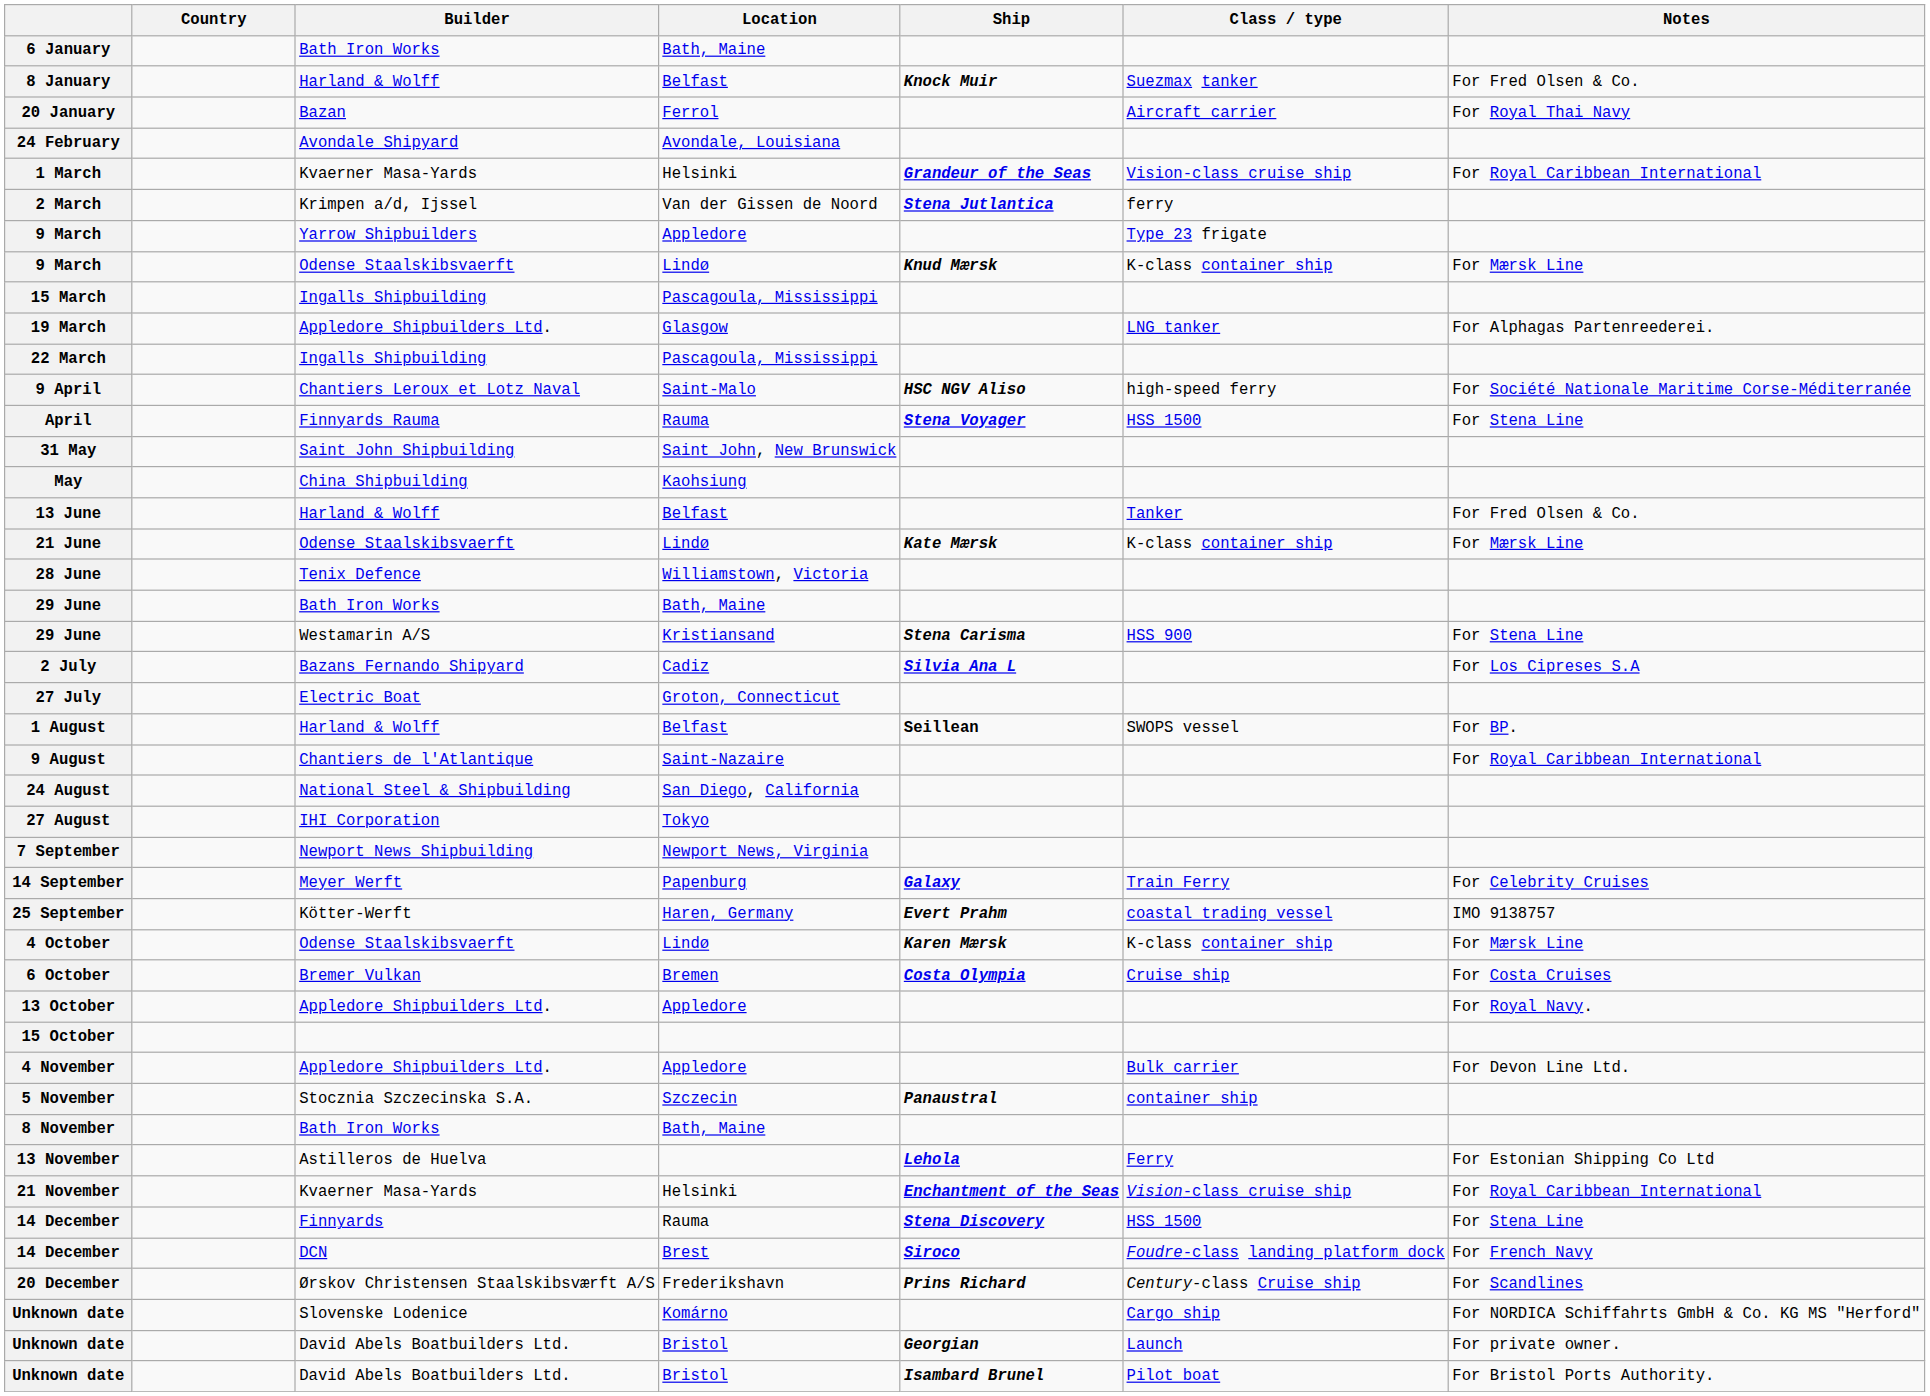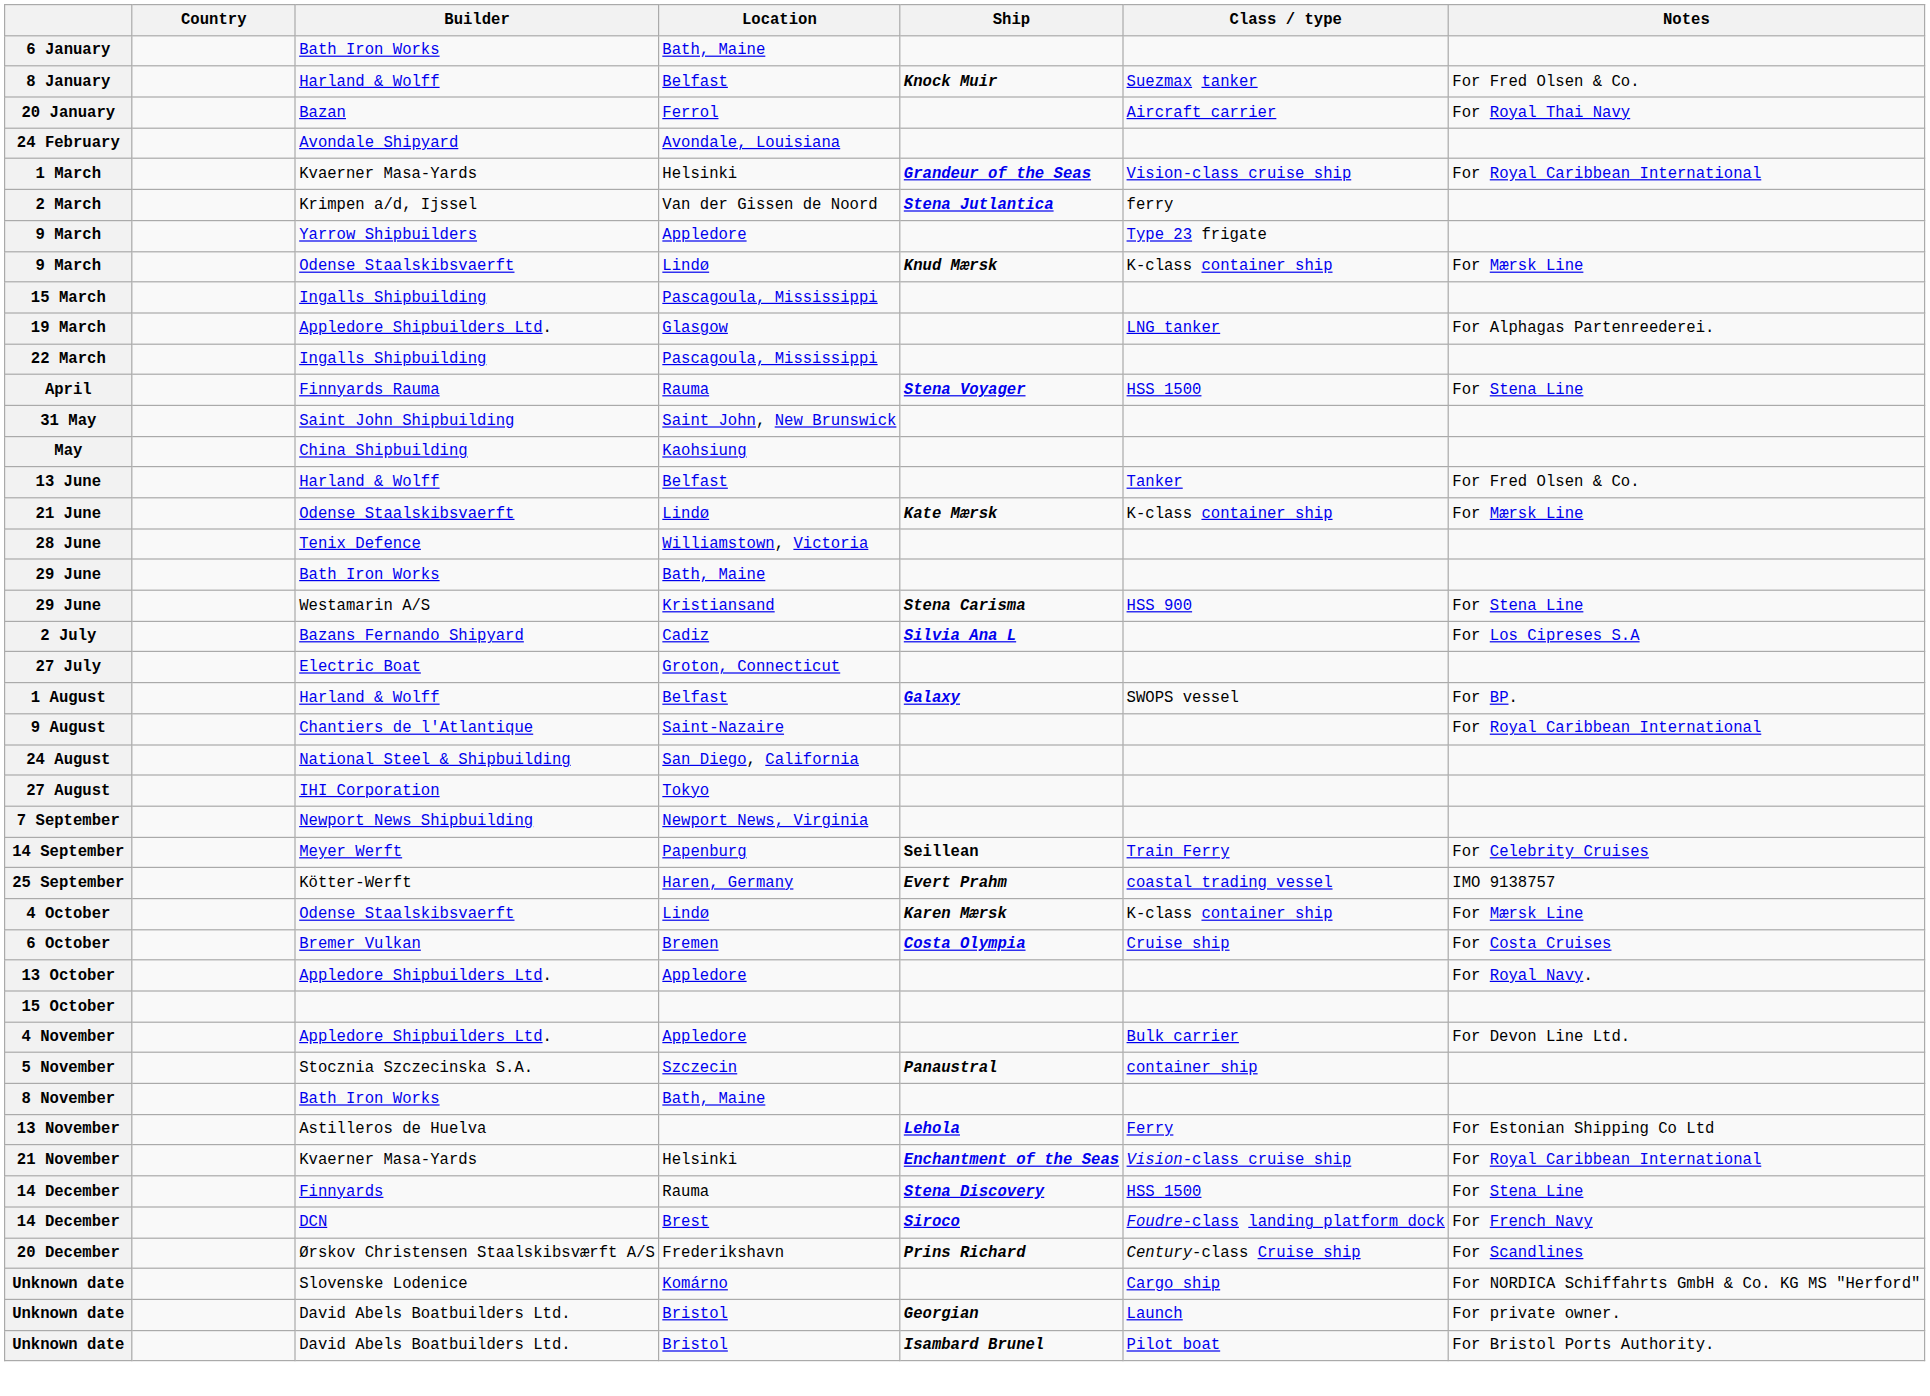- row: (68, 390)
(941, 729) Seillean -> (932, 698) Galaxy
(932, 883) Galaxy -> (941, 852) Seillean
